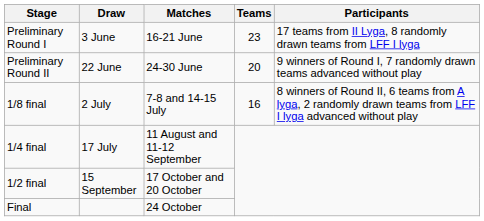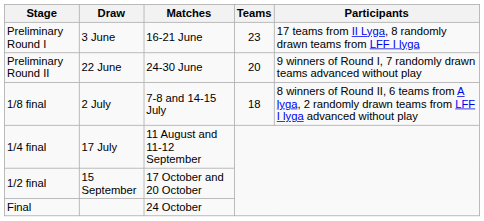(254, 104) 16 -> (254, 104) 18
